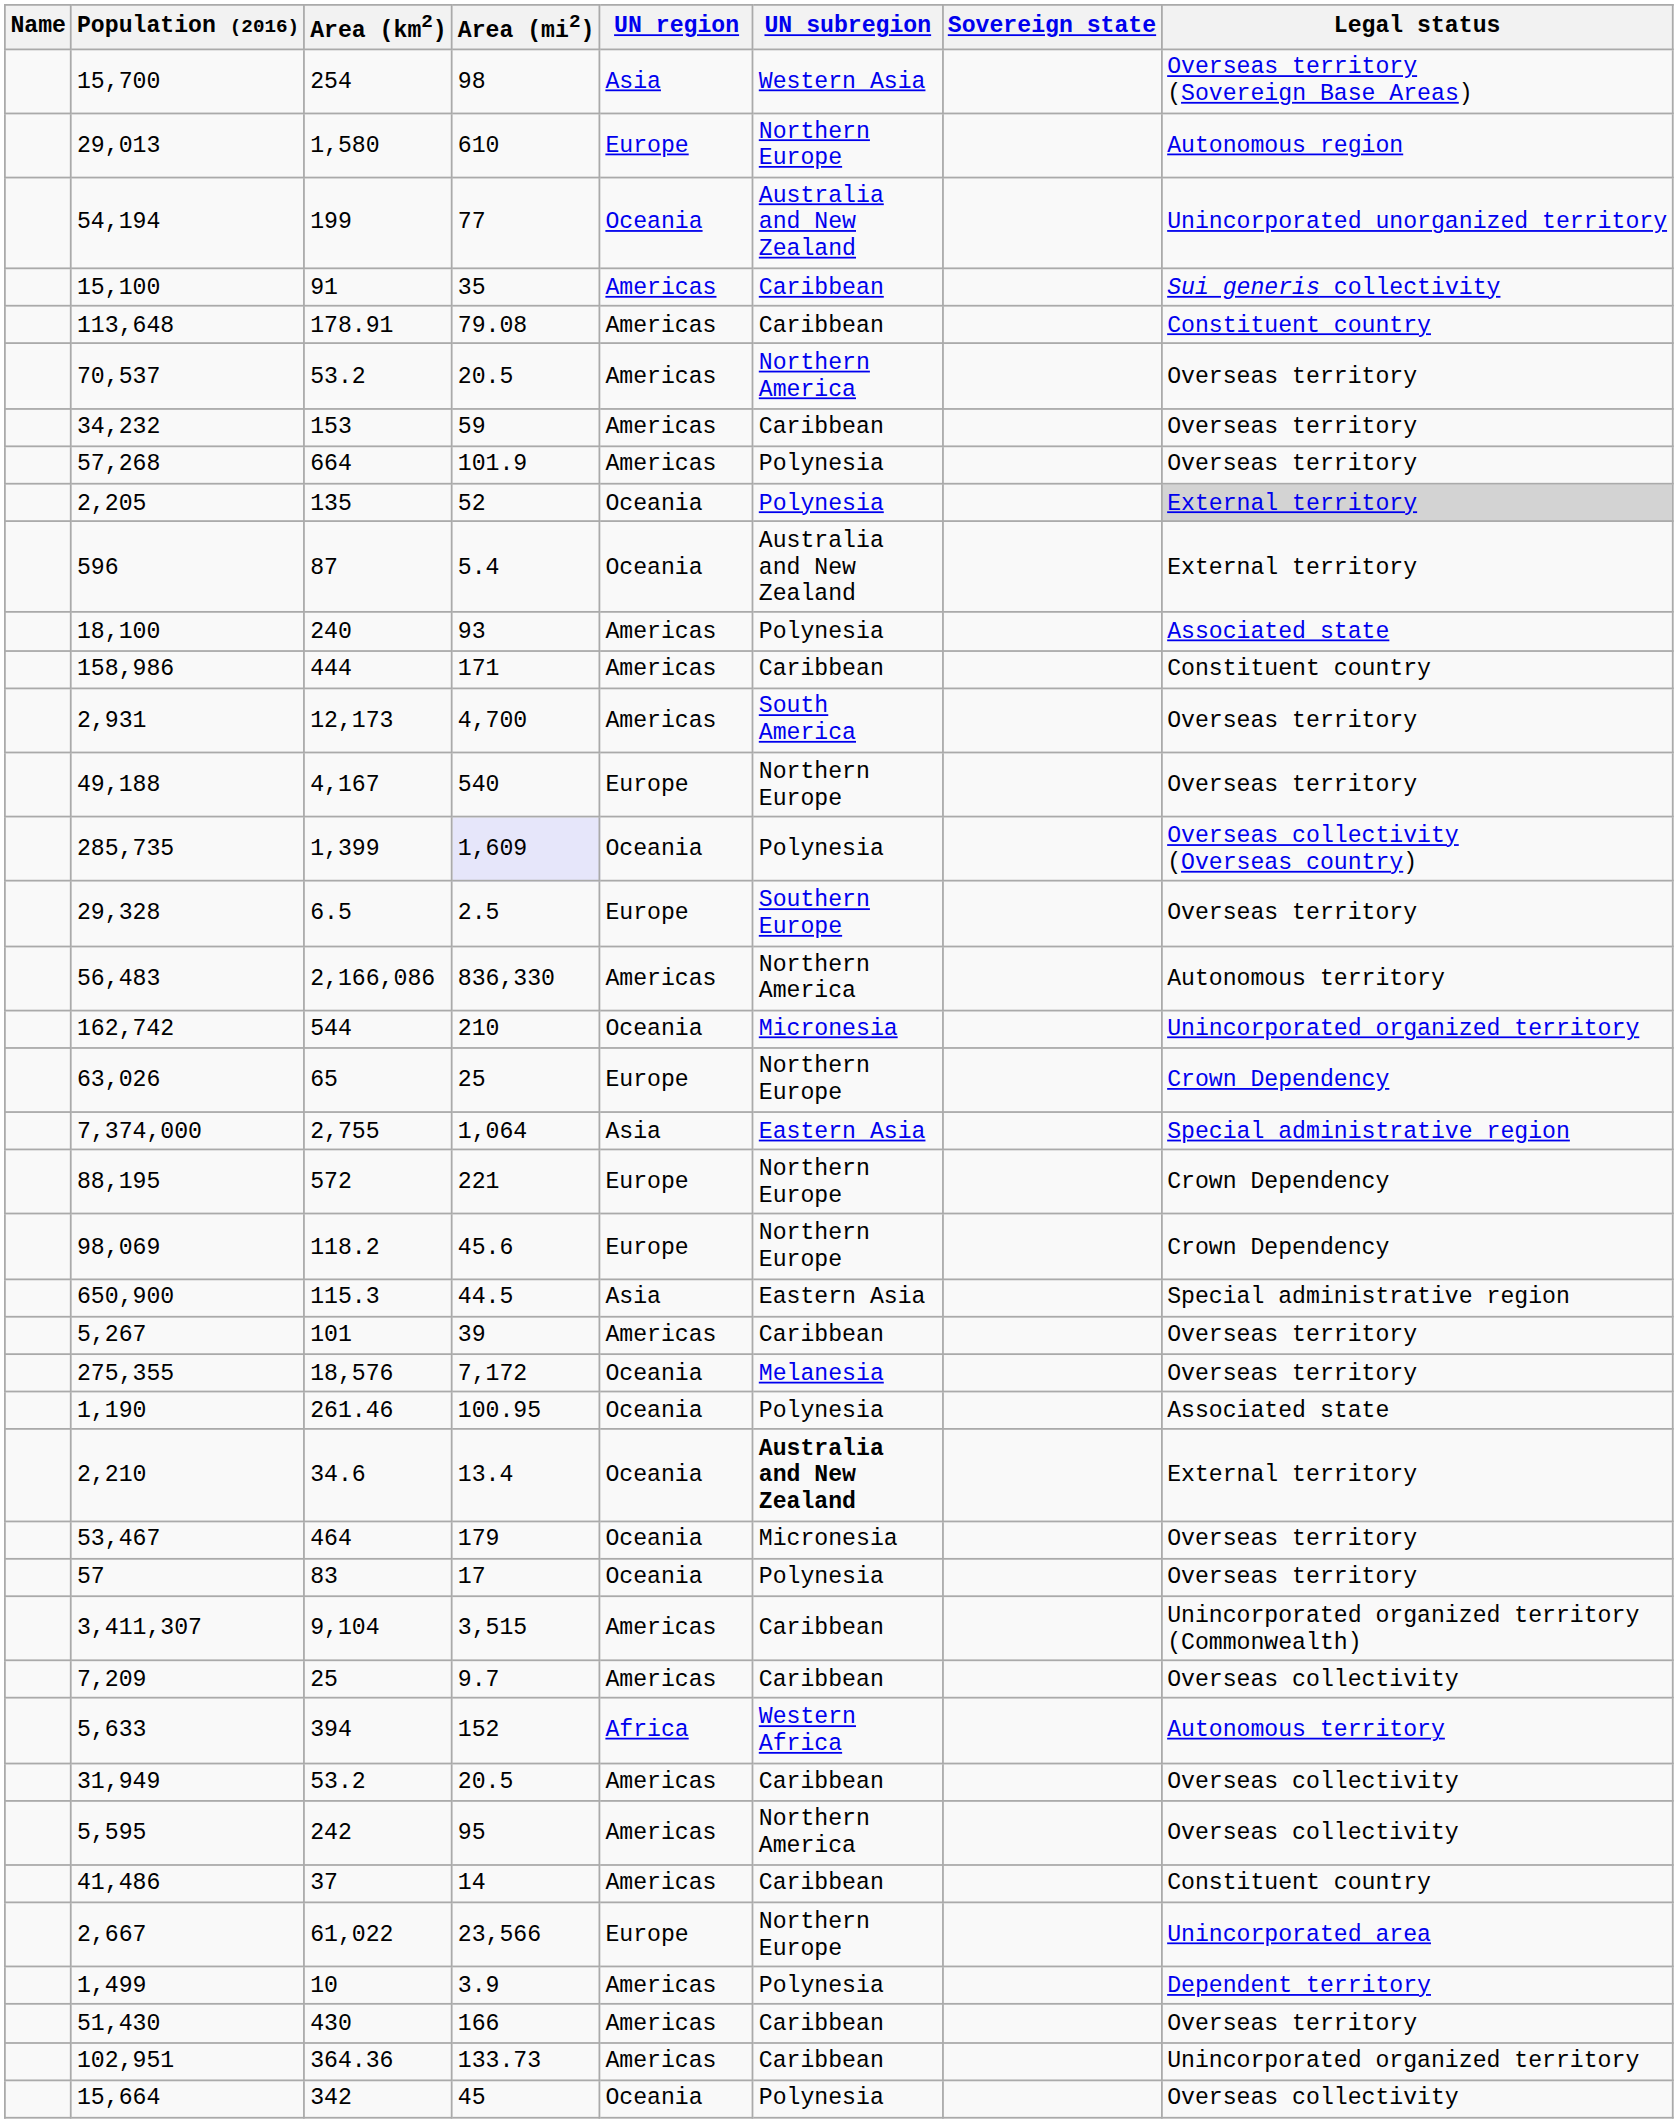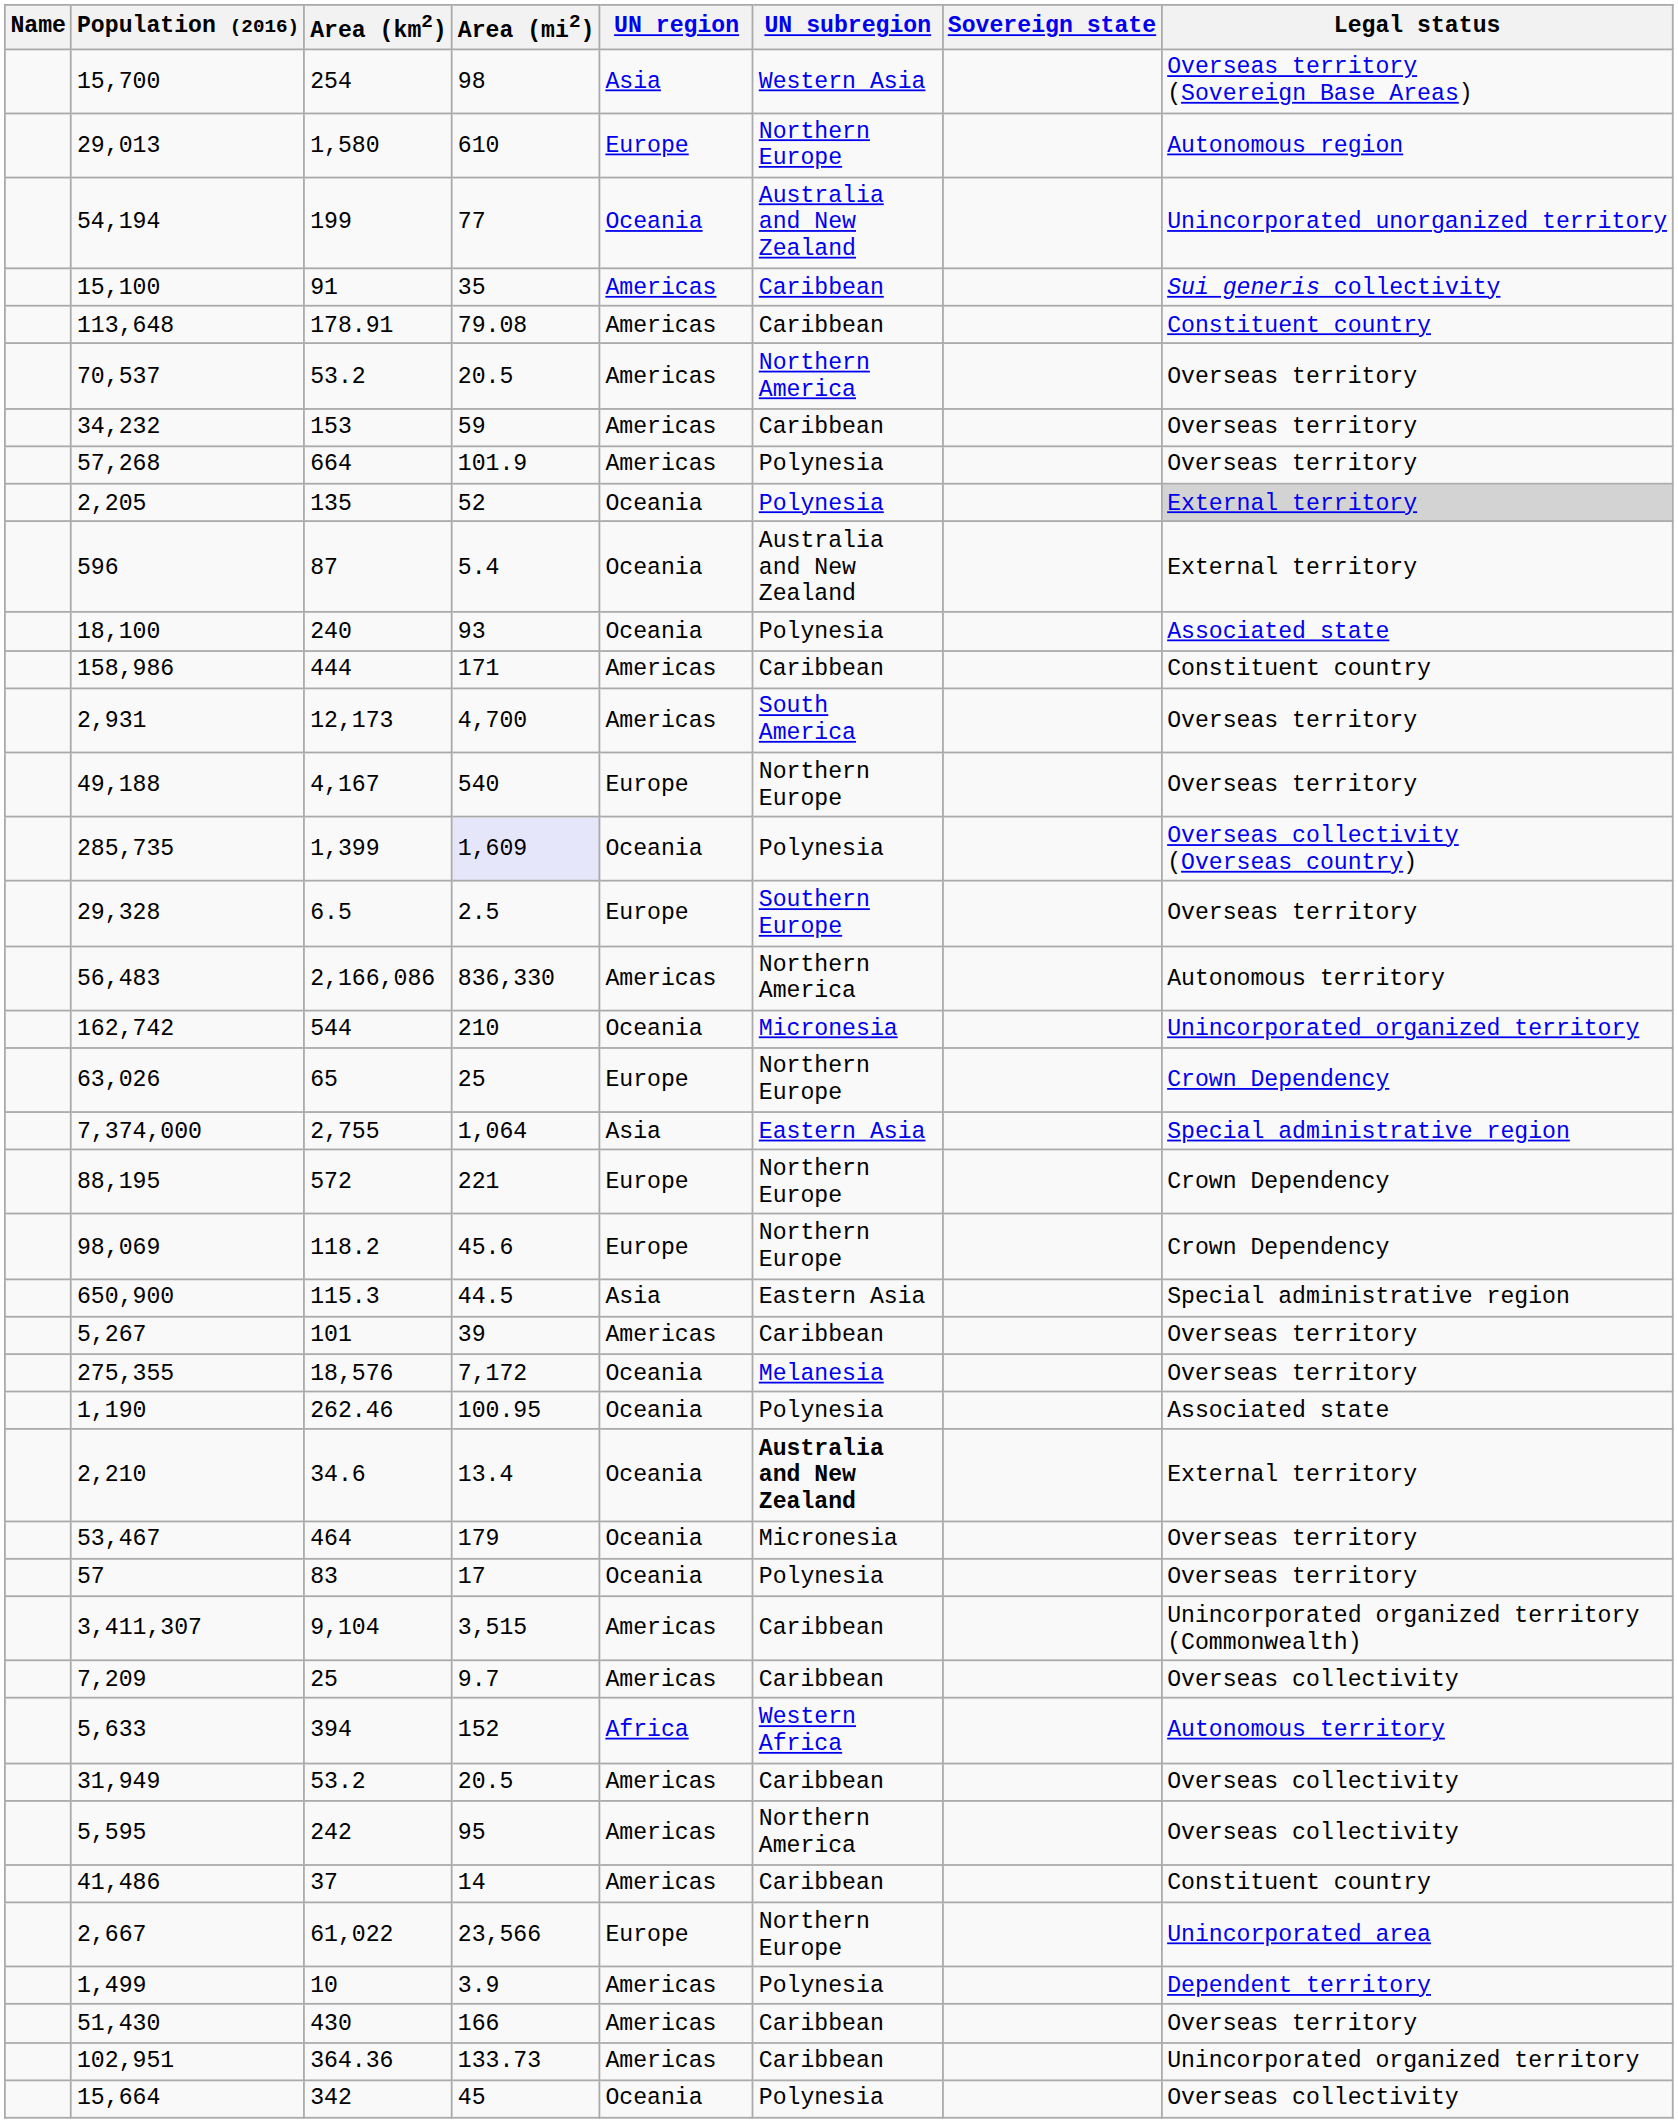(661, 631) Americas -> (654, 631) Oceania
(352, 1411) 261.46 -> (352, 1411) 262.46
